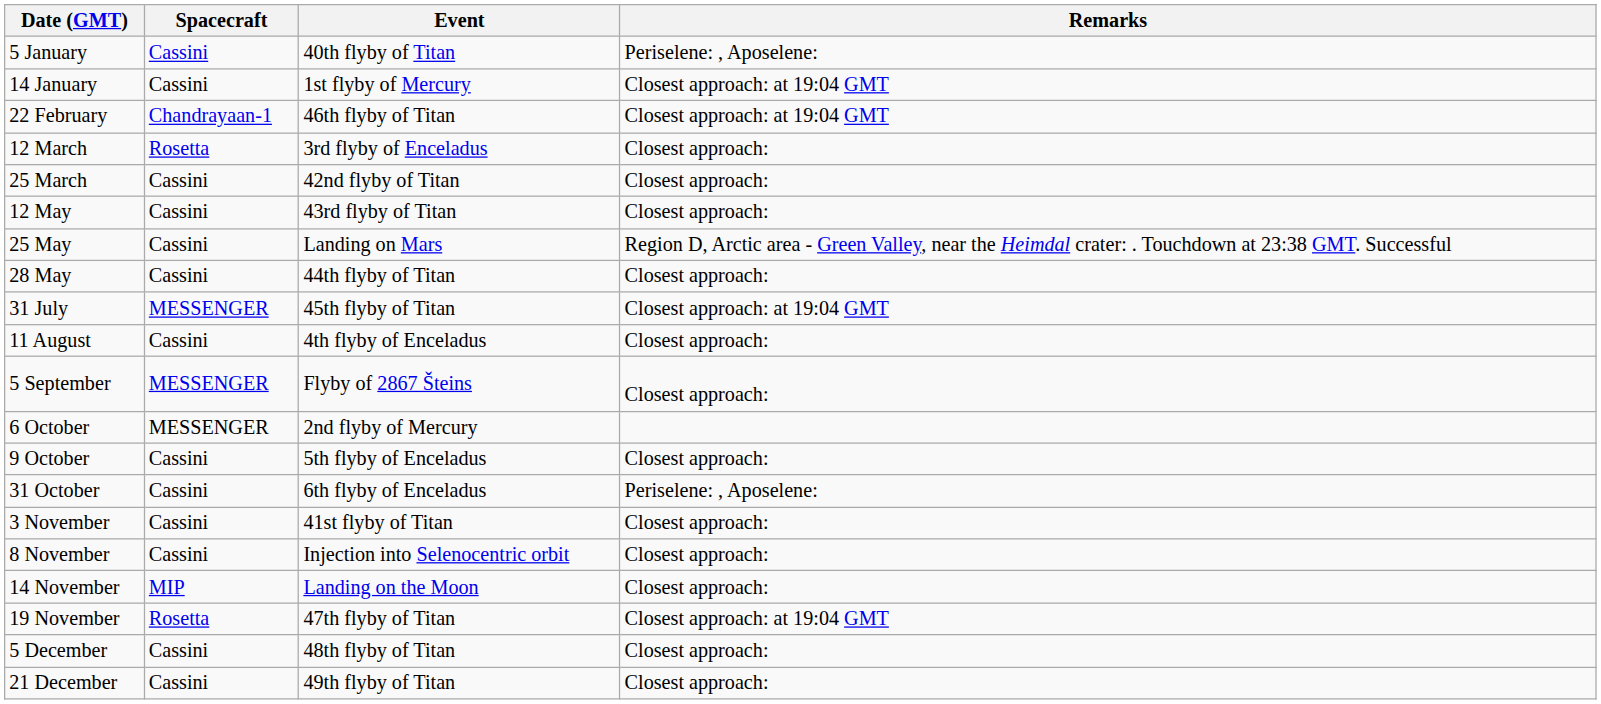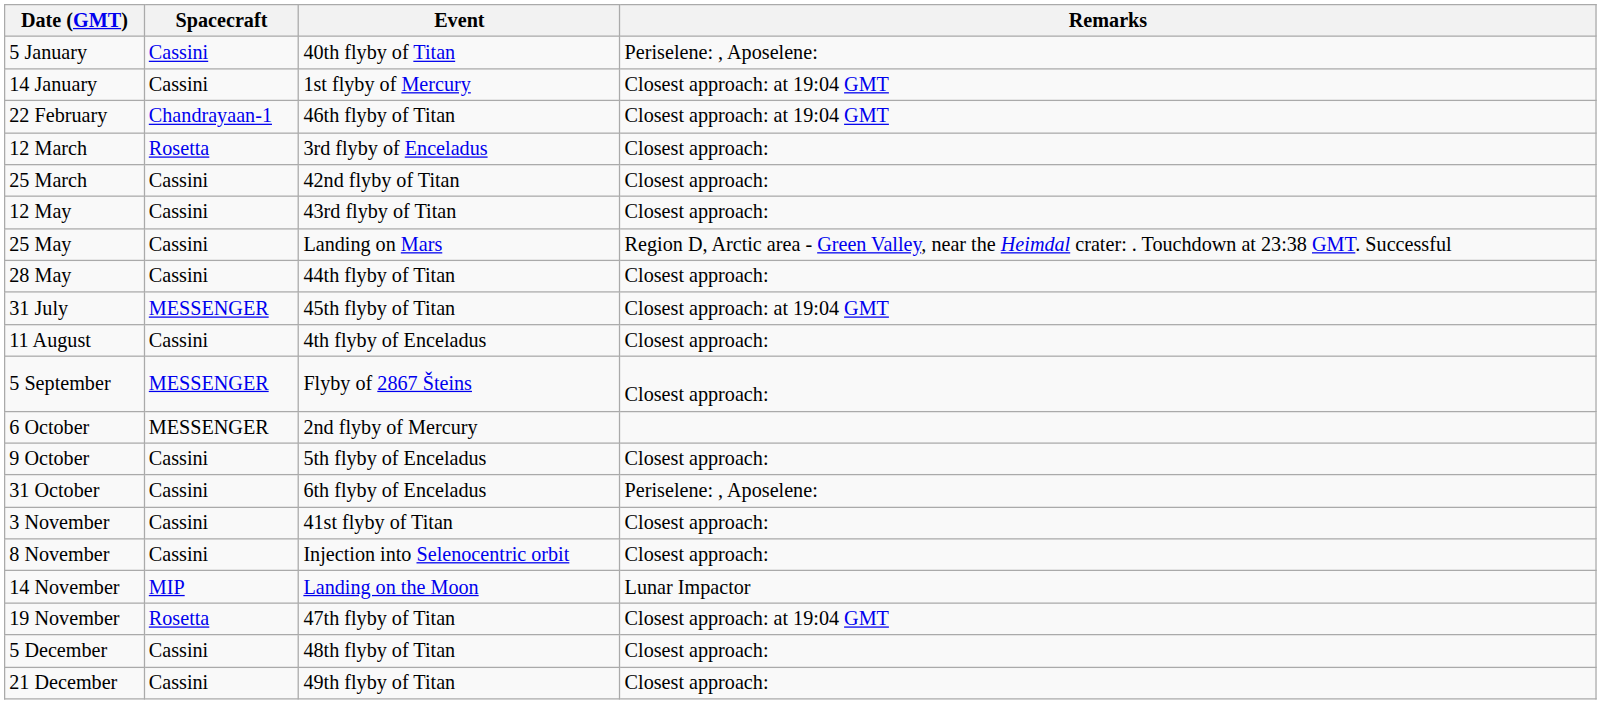(697, 586) Closest approach: -> (688, 586) Lunar Impactor
